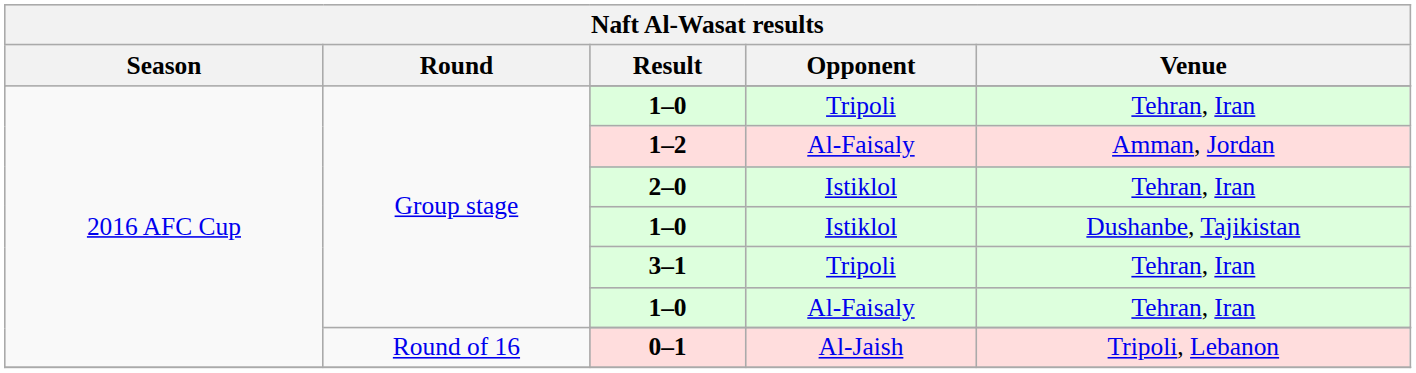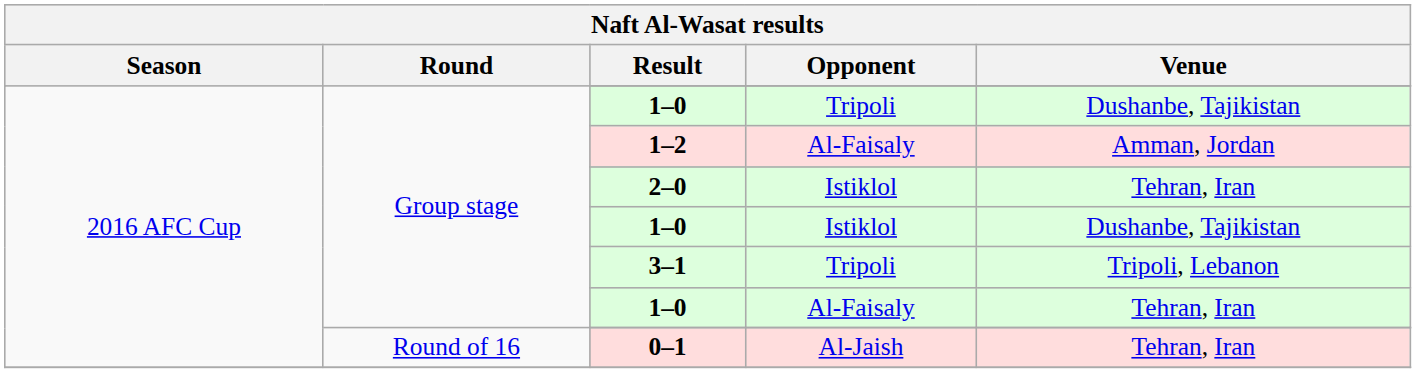(1193, 105) Tehran, Iran -> (1193, 105) Dushanbe, Tajikistan
(1193, 266) Tehran, Iran -> (1193, 266) Tripoli, Lebanon
(1193, 347) Tripoli, Lebanon -> (1193, 347) Tehran, Iran
